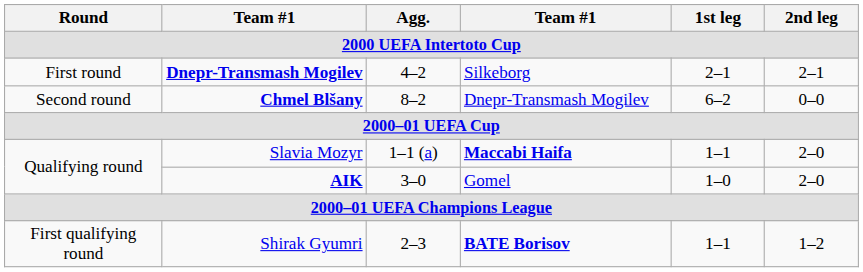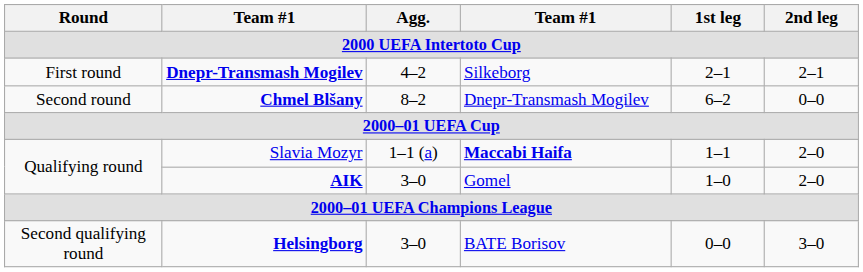- row: (311, 243)
+ row: (318, 243)
